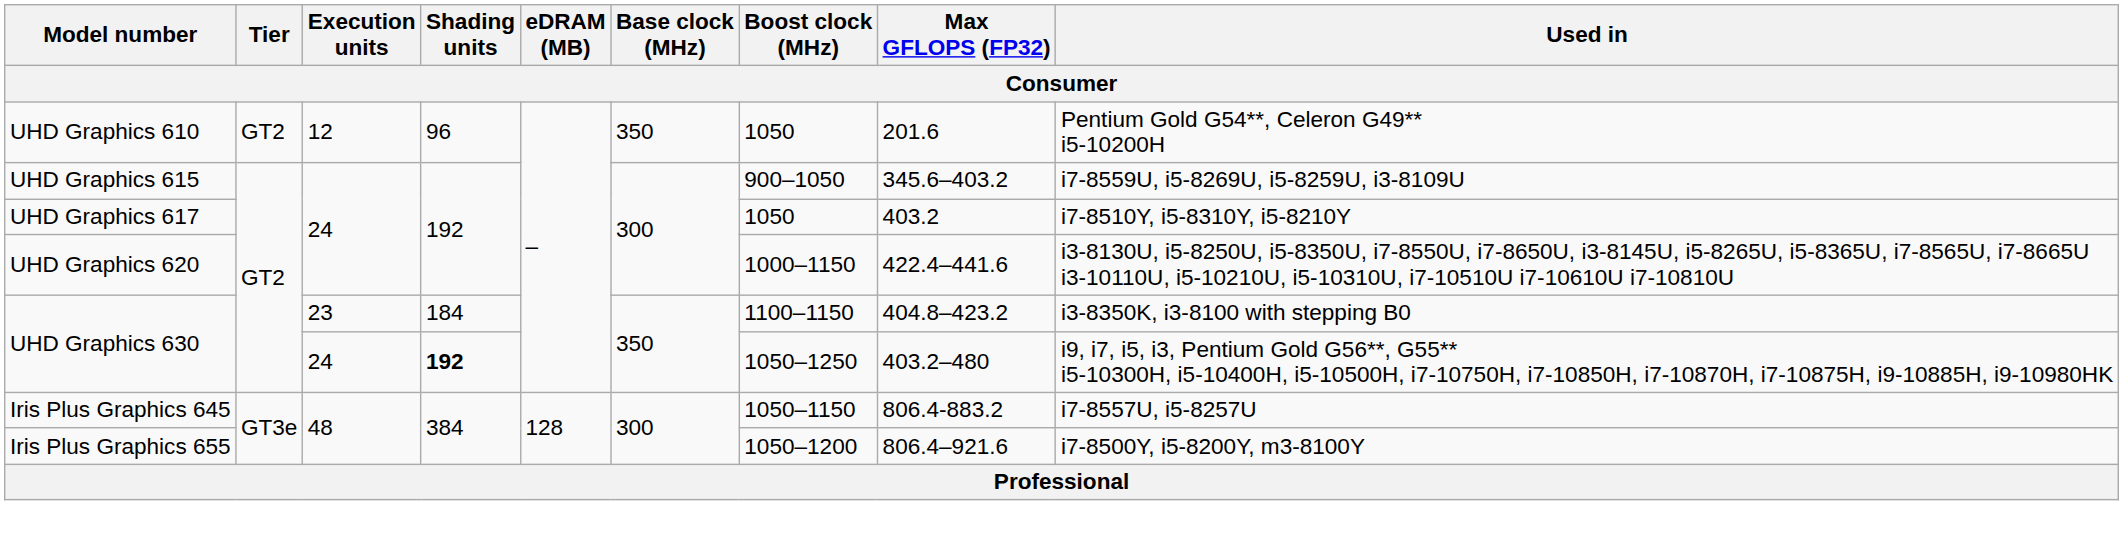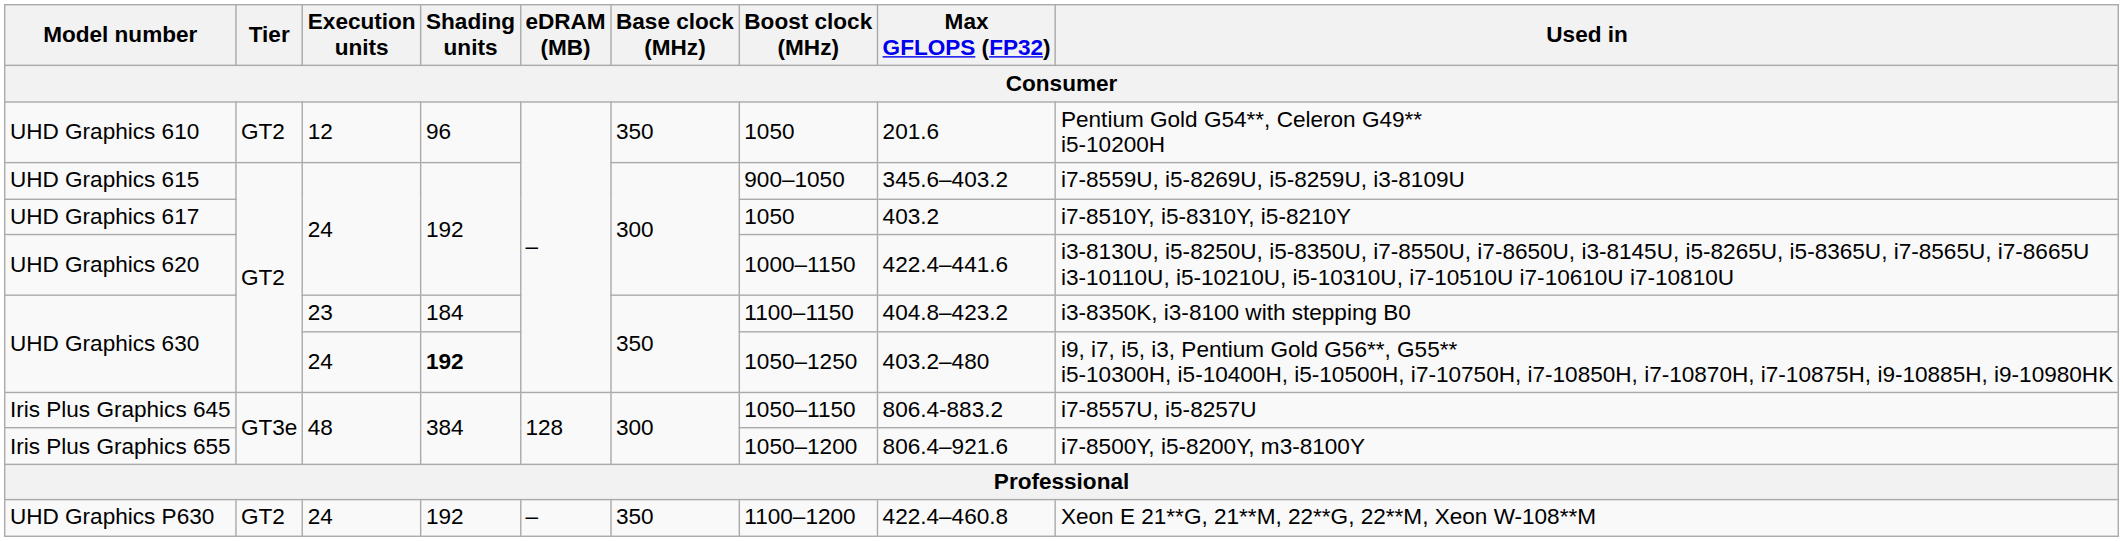+ row: (112, 517)
